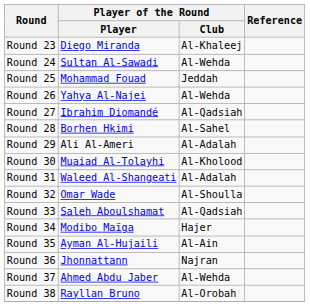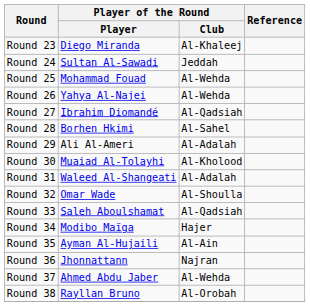(206, 62) Al-Wehda -> (200, 62) Jeddah
(200, 79) Jeddah -> (206, 79) Al-Wehda
